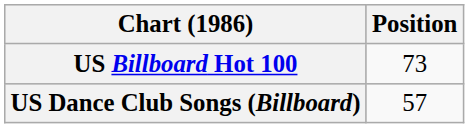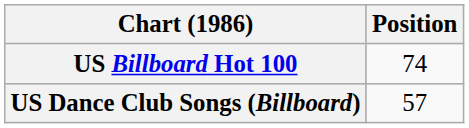(415, 63) 73 -> (415, 63) 74
